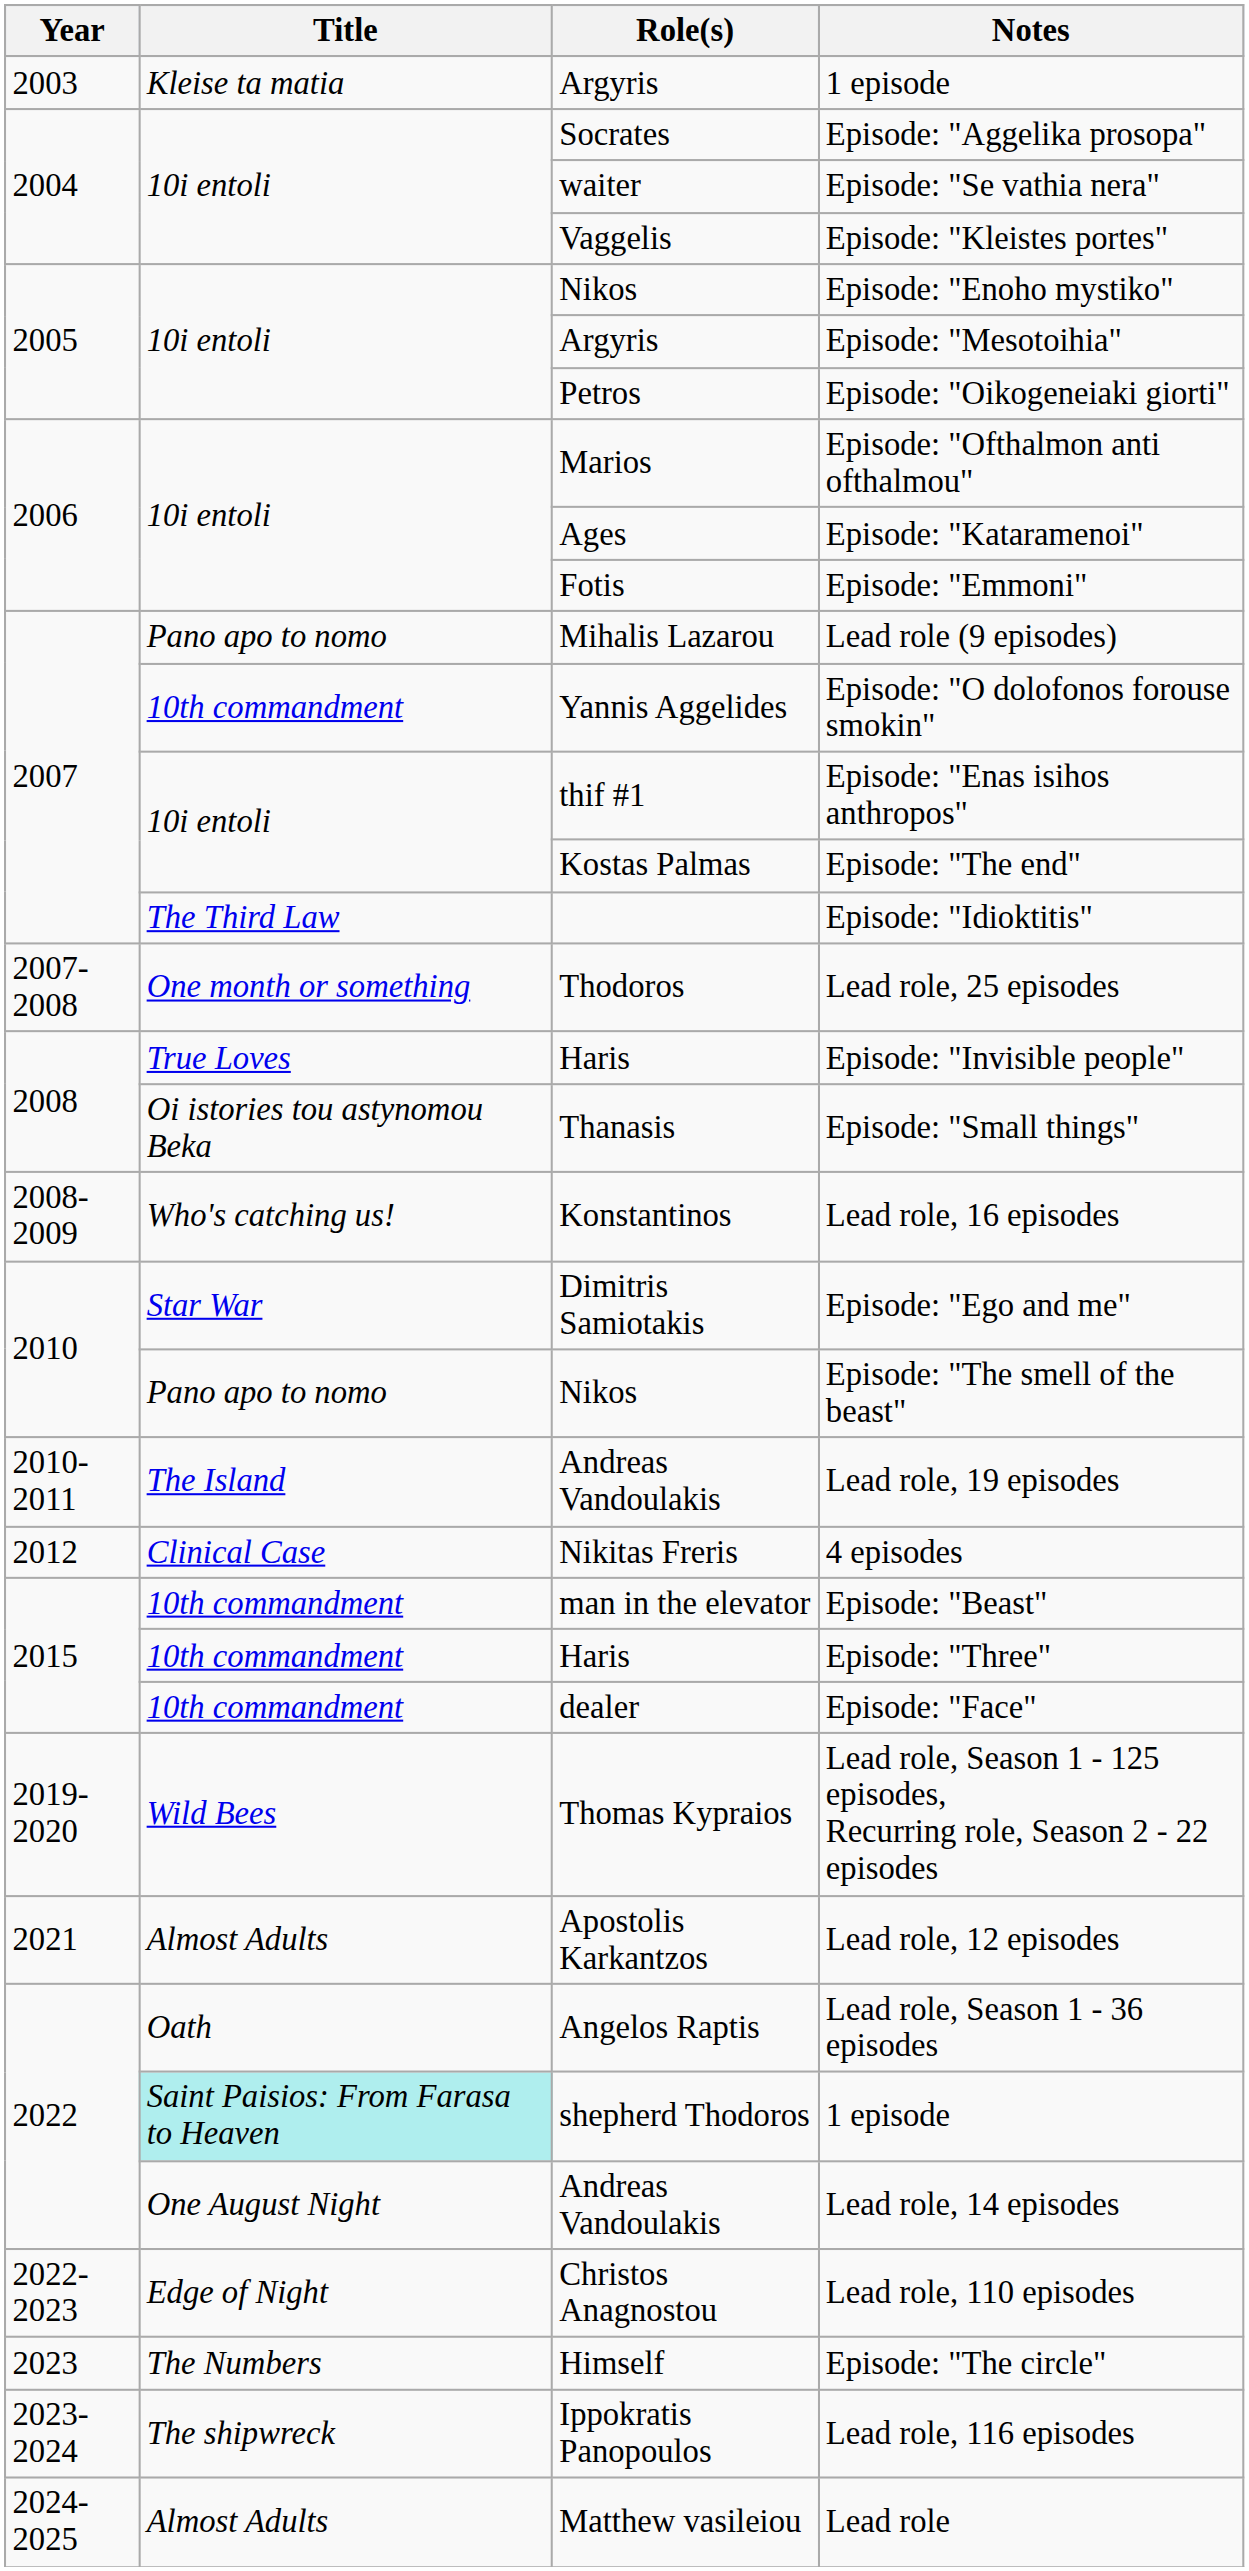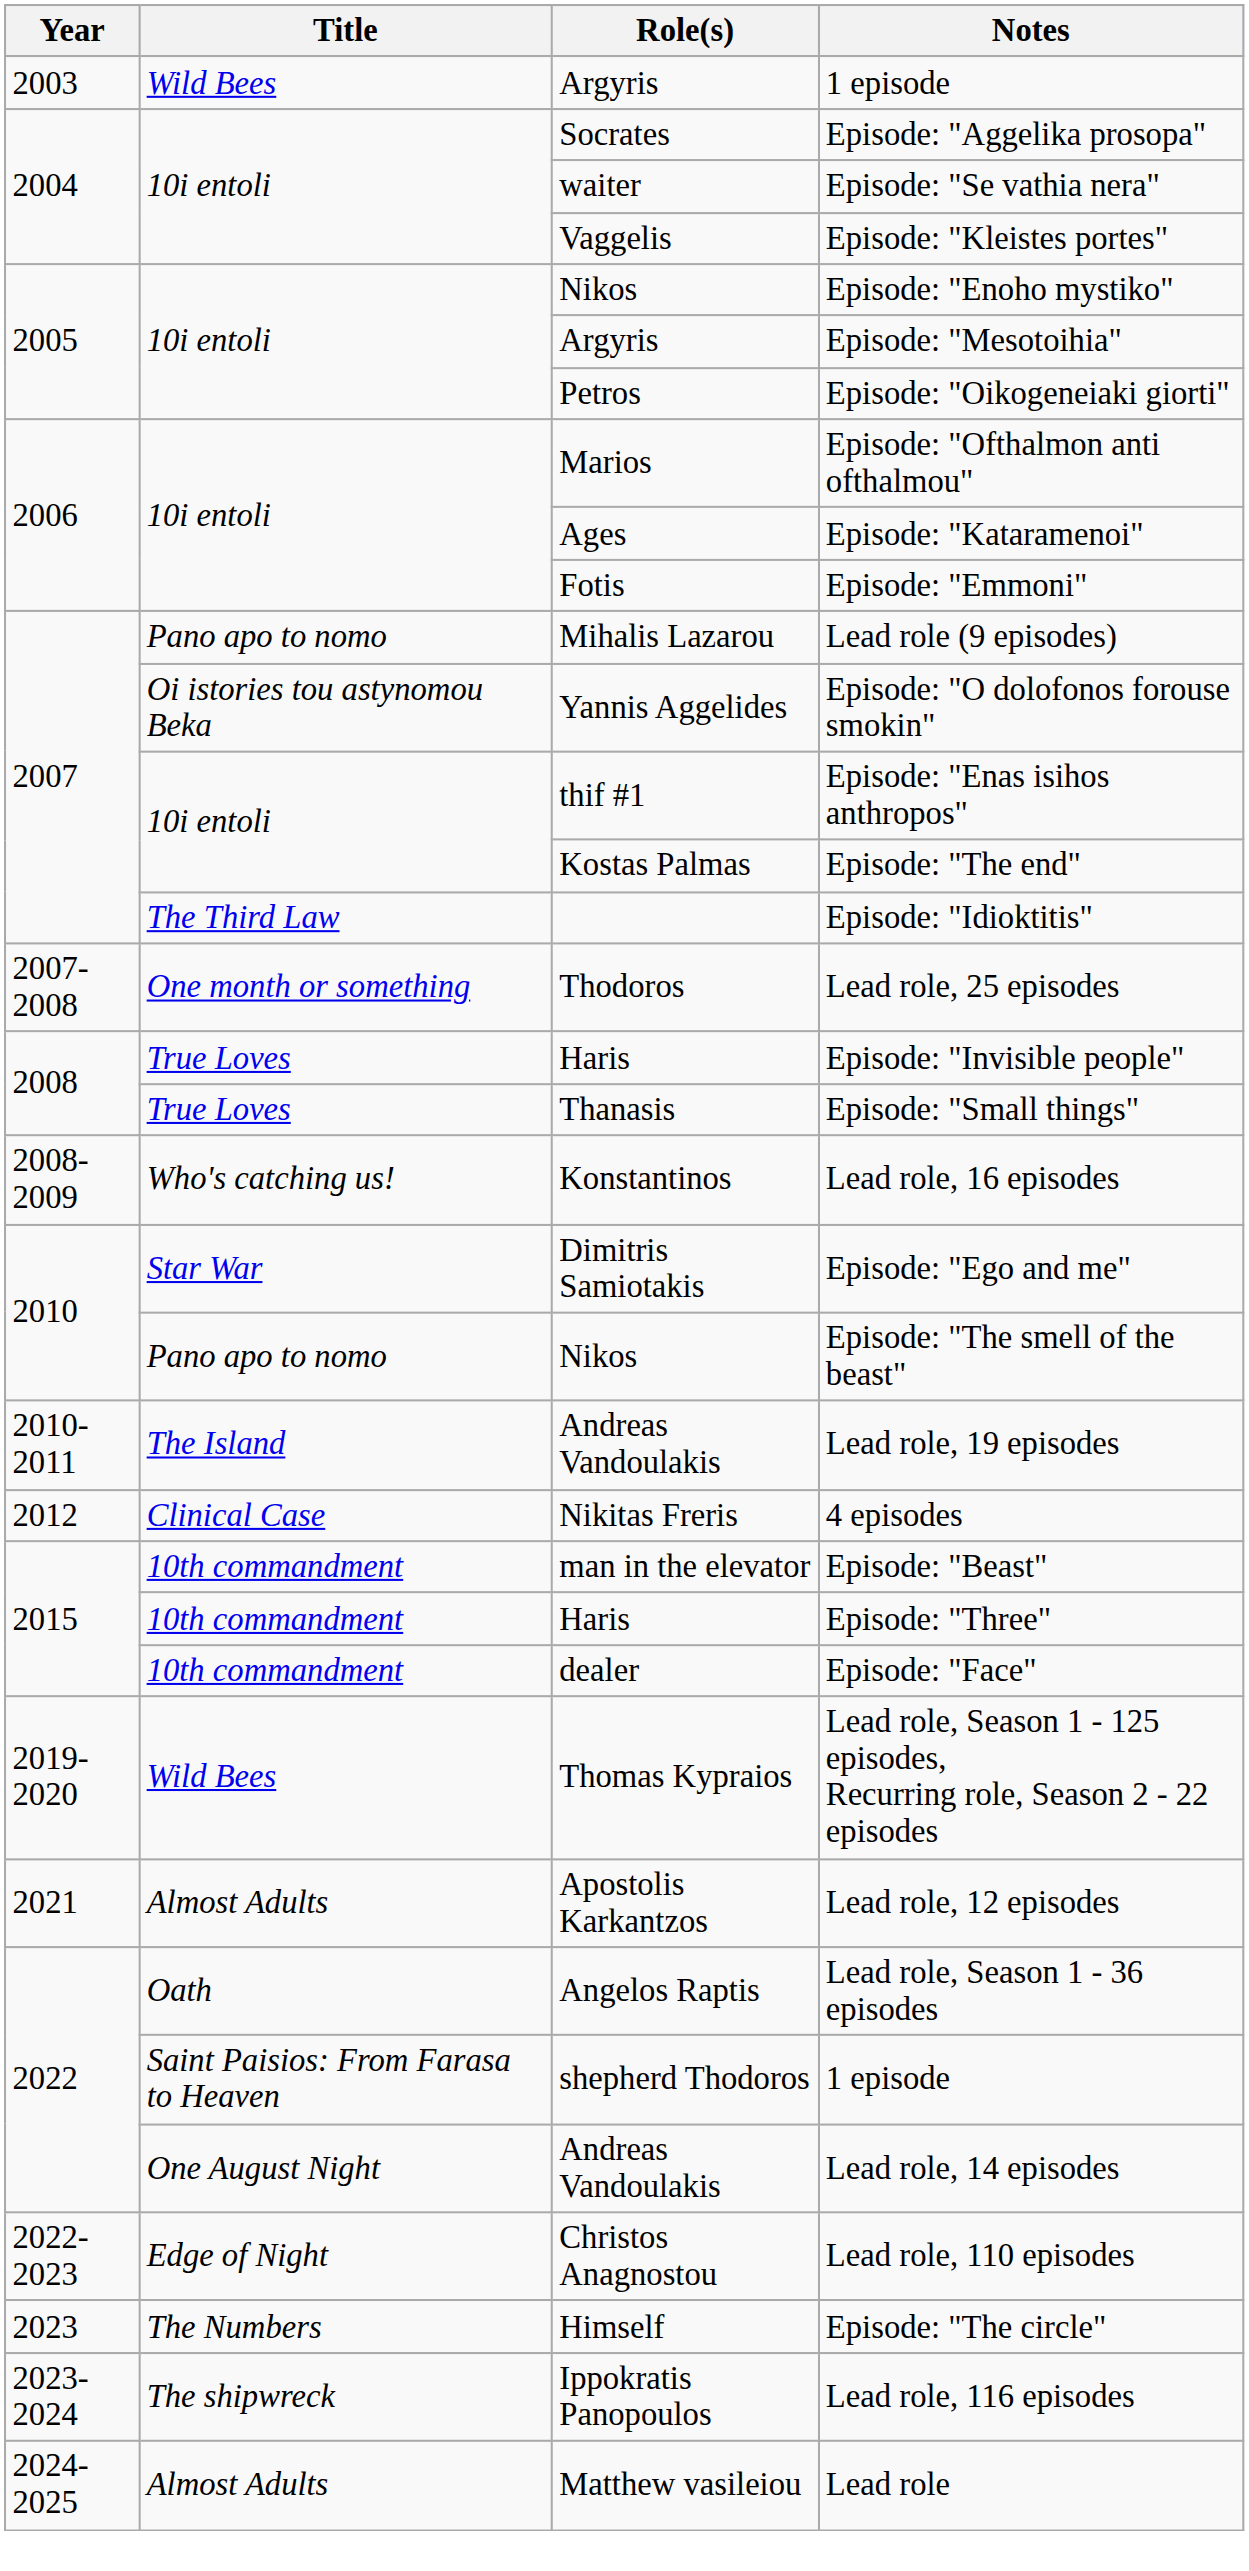(245, 82) Kleise ta matia -> (211, 82) Wild Bees
(275, 706) 10th commandment -> (315, 706) Oi istories tou astynomou Beka
(315, 1127) Oi istories tou astynomou Beka -> (219, 1109) True Loves
(329, 2115) paleturquoise background -> (329, 2079) no background
